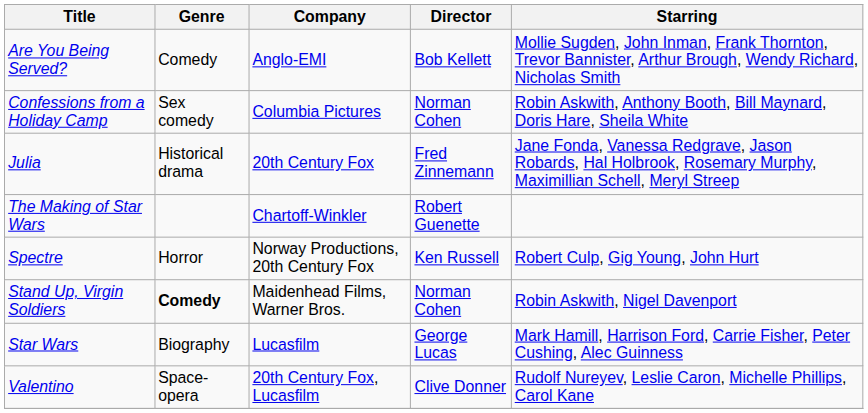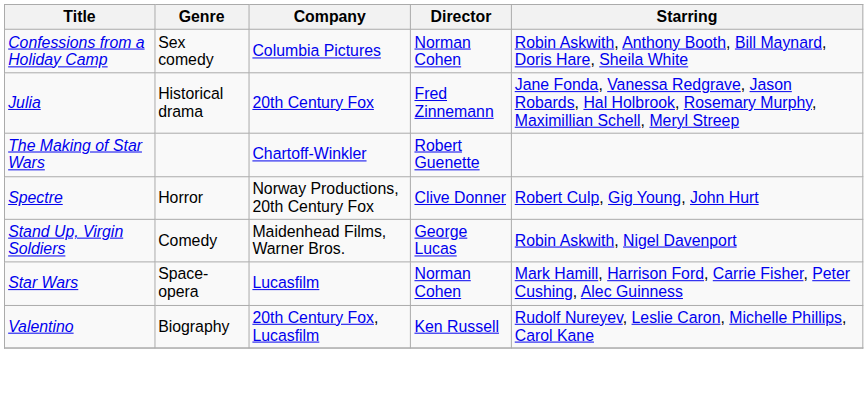- row: (59, 60)
(457, 258) Ken Russell -> (460, 197) Clive Donner
(189, 301) bold -> (188, 240) normal
(443, 301) Norman Cohen -> (441, 240) George Lucas
(194, 344) Biography -> (183, 283) Space-opera
(441, 344) George Lucas -> (443, 283) Norman Cohen
(183, 387) Space-opera -> (194, 326) Biography
(460, 387) Clive Donner -> (457, 326) Ken Russell
